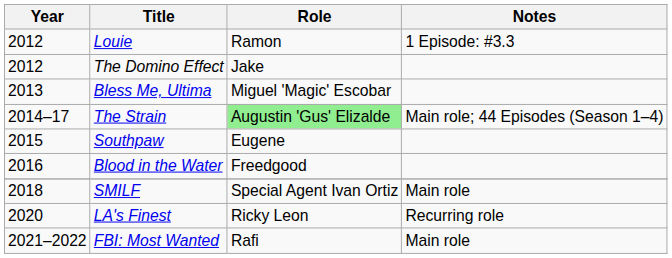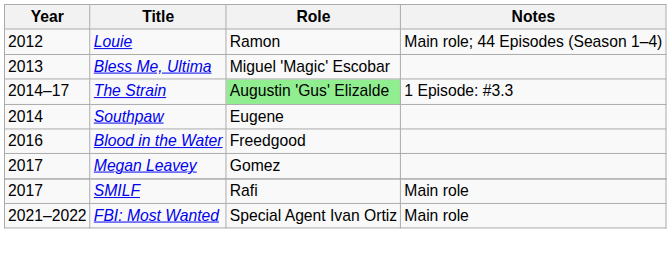(460, 41) 1 Episode: #3.3 -> (533, 41) Main role; 44 Episodes (Season 1–4)
- row: (159, 66)
(534, 116) Main role; 44 Episodes (Season 1–4) -> (459, 91) 1 Episode: #3.3
(26, 141) 2015 -> (26, 116) 2014
+ row: (145, 166)
(26, 191) 2018 -> (26, 191) 2017
(315, 191) Special Agent Ivan Ortiz -> (244, 191) Rafi
- row: (132, 215)
(245, 240) Rafi -> (313, 215) Special Agent Ivan Ortiz
